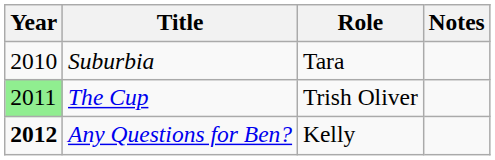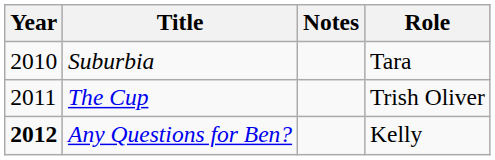columns swapped: (360, 23) <-> (457, 23)
(33, 97) lightgreen background -> (33, 97) no background
